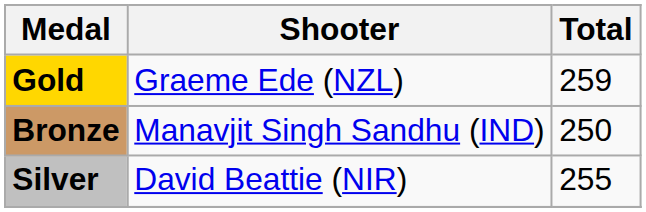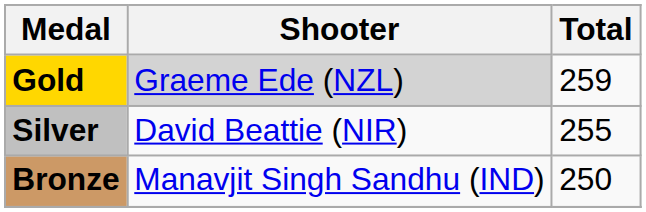(269, 79) no background -> (269, 79) lightgrey background
rows swapped: (55, 180) <-> (66, 130)
